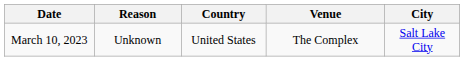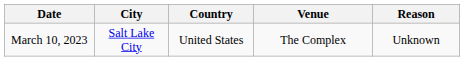columns swapped: (422, 14) <-> (138, 14)
